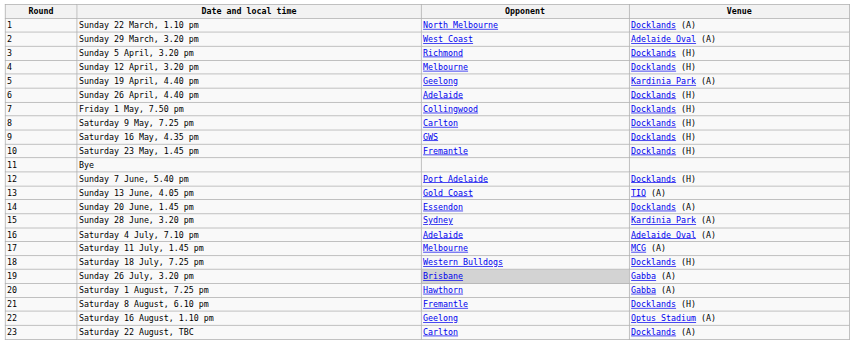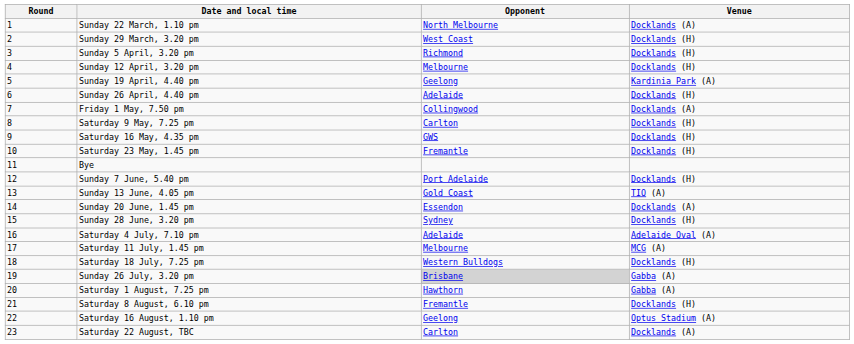(674, 39) Adelaide Oval (A) -> (664, 39) Docklands (H)
(664, 109) Docklands (H) -> (664, 109) Docklands (A)
(674, 220) Kardinia Park (A) -> (664, 220) Docklands (H)
